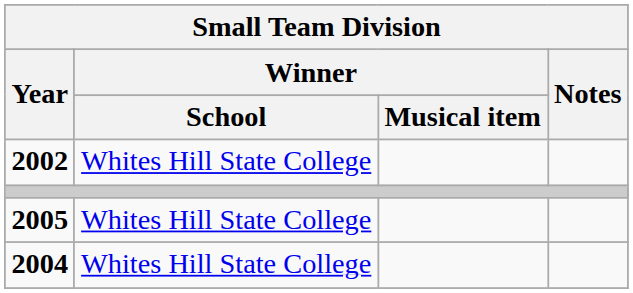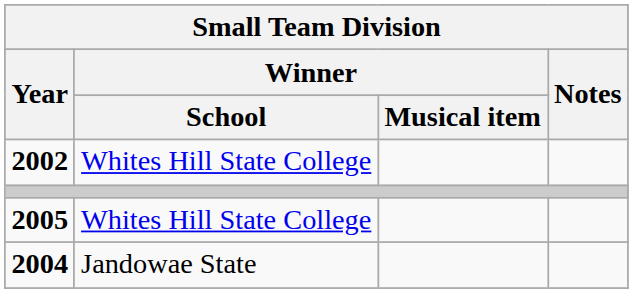(226, 264) Whites Hill State College -> (169, 264) Jandowae State
